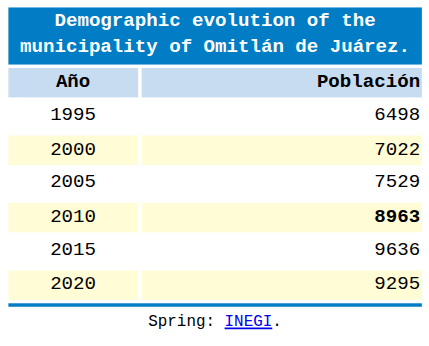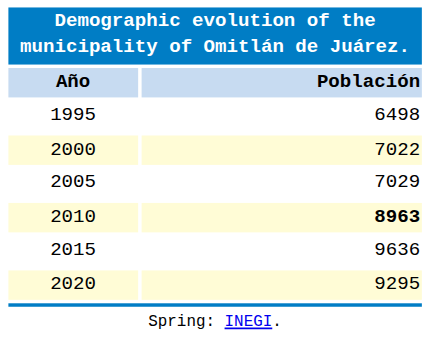(397, 183) 7529 -> (397, 183) 7029
